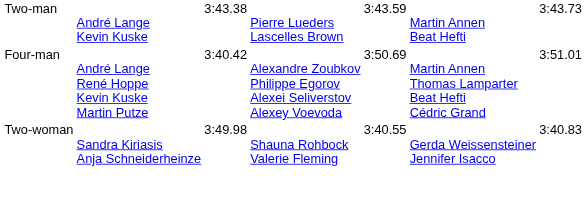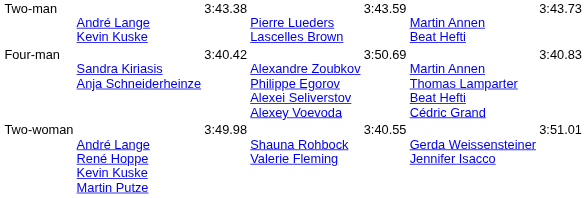(113, 91) André Lange René Hoppe Kevin Kuske Martin Putze -> (139, 76) Sandra Kiriasis Anja Schneiderheinze
(561, 55) 3:51.01 -> (561, 55) 3:40.83
(139, 151) Sandra Kiriasis Anja Schneiderheinze -> (113, 166) André Lange René Hoppe Kevin Kuske Martin Putze
(561, 130) 3:40.83 -> (561, 130) 3:51.01
